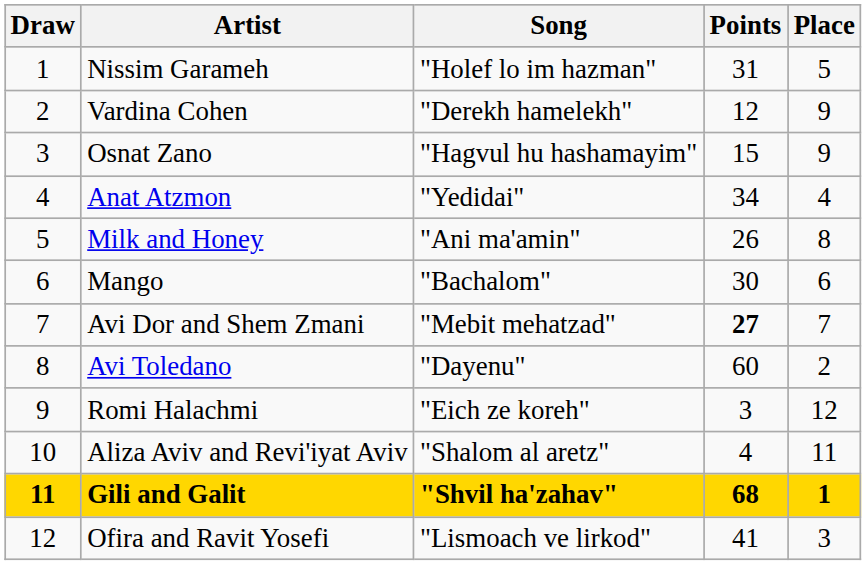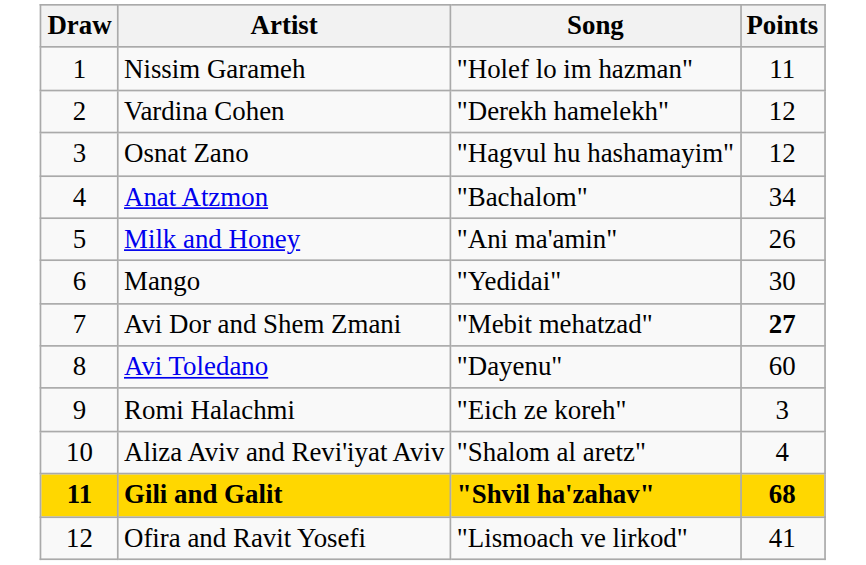- column: (824, 25)
(745, 68) 31 -> (782, 68) 11
(745, 153) 15 -> (782, 153) 12
(472, 196) "Yedidai" -> (522, 196) "Bachalom"
(485, 281) "Bachalom" -> (509, 281) "Yedidai"
